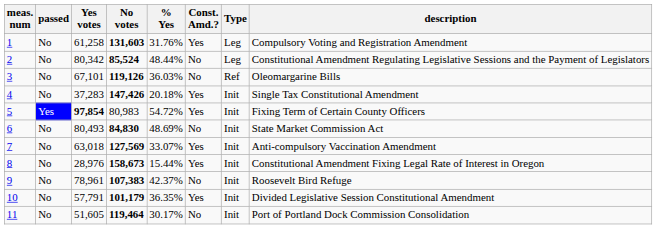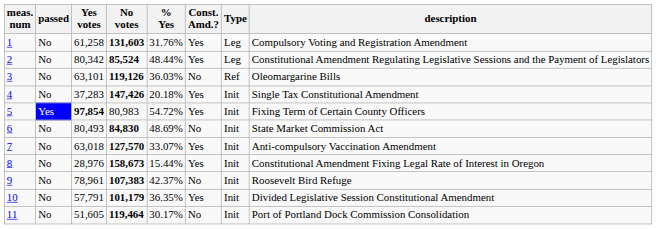(195, 59) No -> (196, 59) Yes
(89, 77) 67,101 -> (89, 77) 63,101
(127, 146) 127,569 -> (127, 146) 127,570
